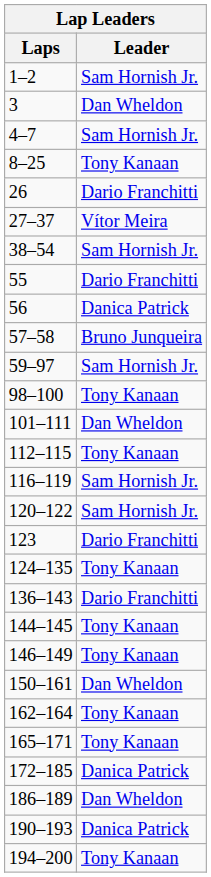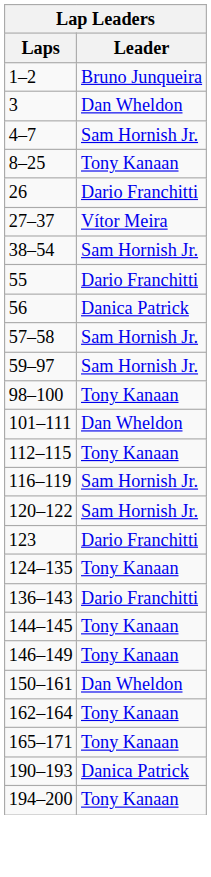(140, 76) Sam Hornish Jr. -> (142, 76) Bruno Junqueira
(142, 337) Bruno Junqueira -> (140, 337) Sam Hornish Jr.
- row: (41, 771)
- row: (41, 800)
